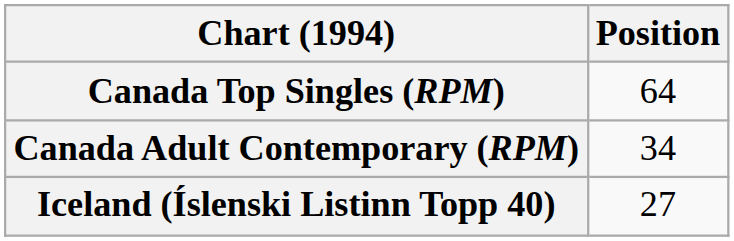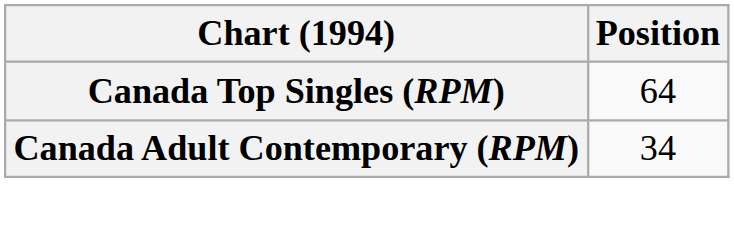- row: (296, 205)
